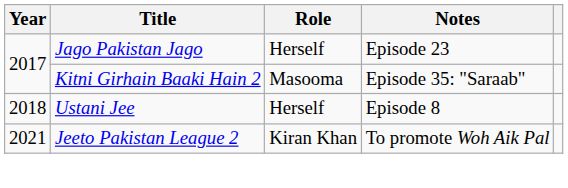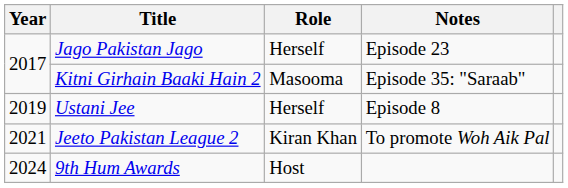(28, 108) 2018 -> (28, 108) 2019
+ row: (117, 167)
